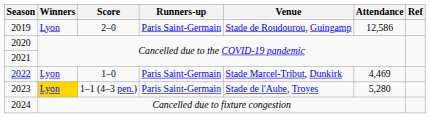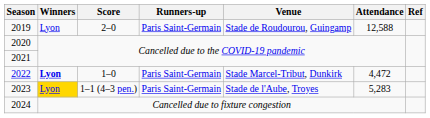(380, 27) 12,586 -> (380, 27) 12,588
(50, 74) normal -> (50, 74) bold
(380, 74) 4,469 -> (380, 74) 4,472
(380, 89) 5,280 -> (380, 89) 5,283
